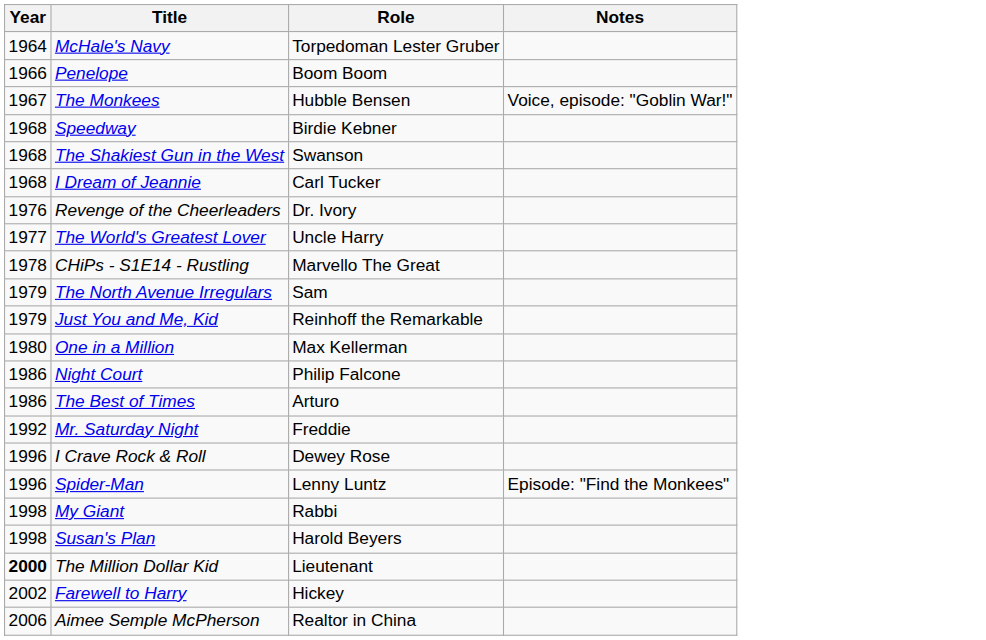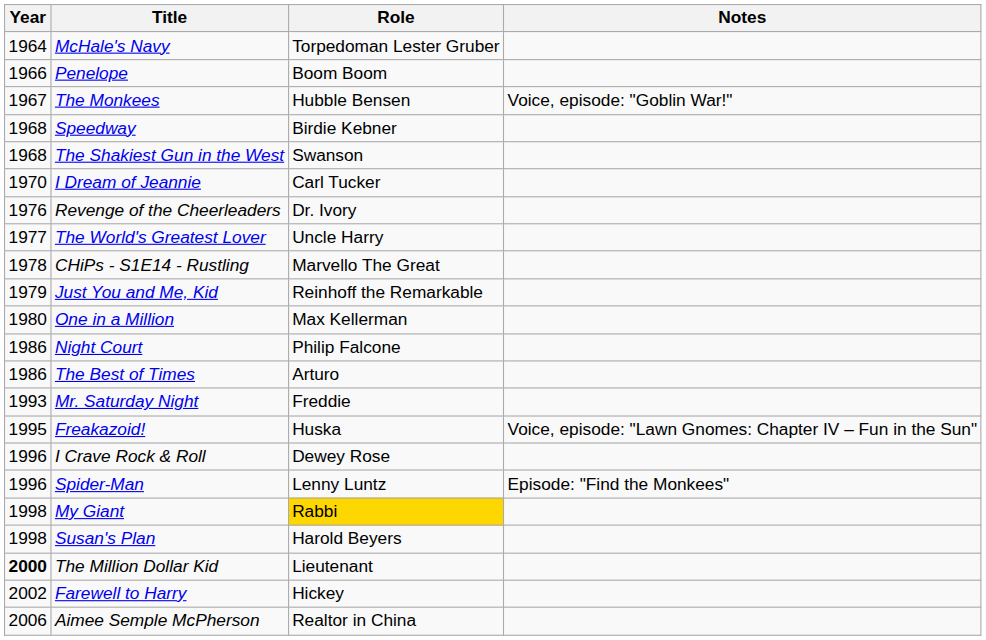(28, 182) 1968 -> (28, 182) 1970
- row: (163, 292)
(28, 429) 1992 -> (28, 401) 1993
+ row: (100, 429)
(315, 511) no background -> (315, 511) gold background
